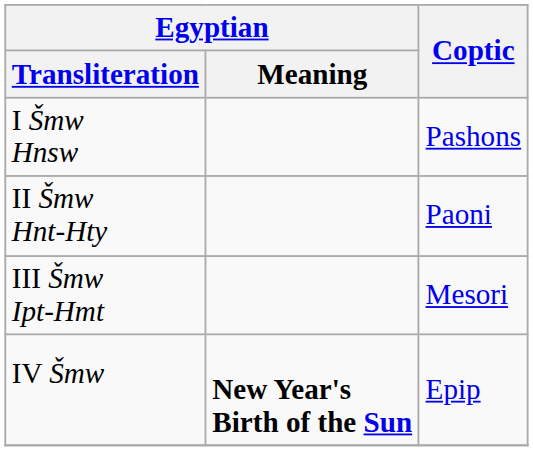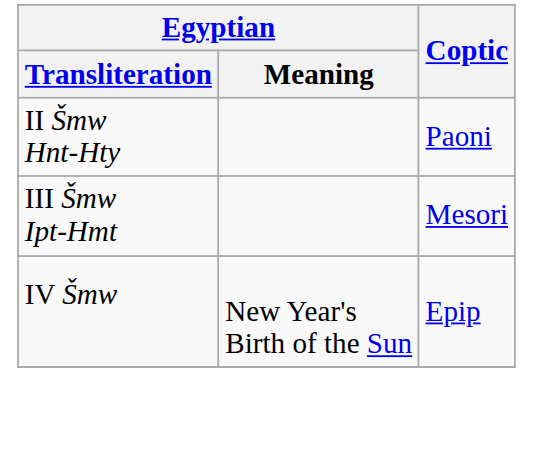- row: (48, 136)
(312, 405) bold -> (319, 326) normal
